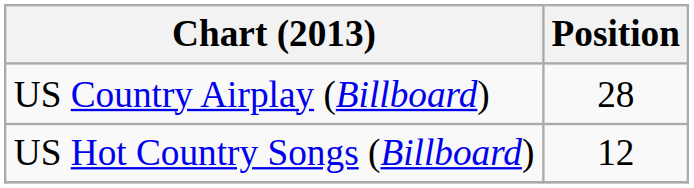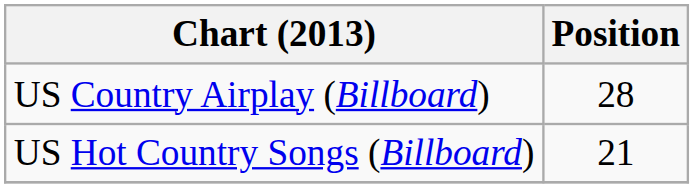(616, 152) 12 -> (616, 152) 21
